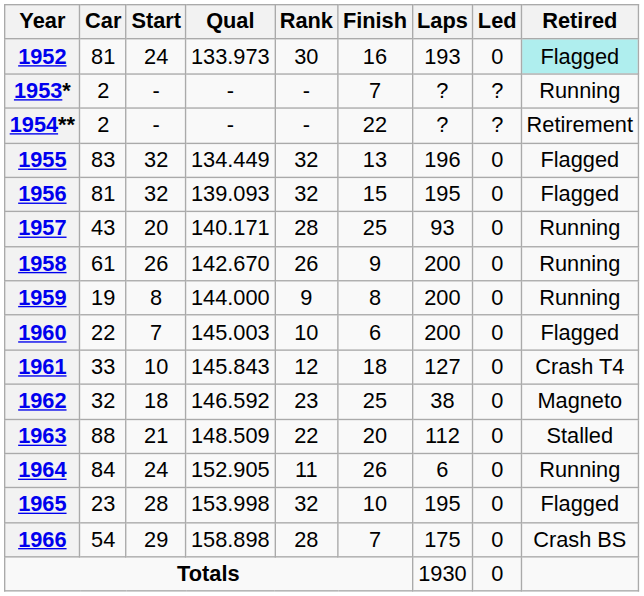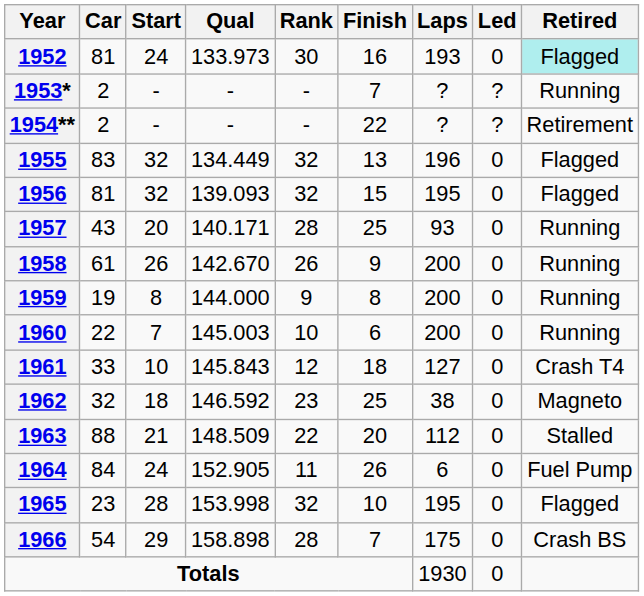(580, 332) Flagged -> (580, 332) Running
(580, 470) Running -> (580, 470) Fuel Pump
